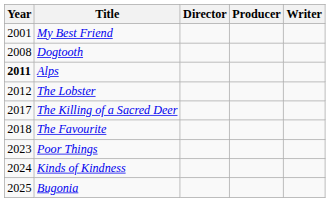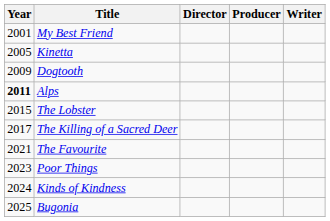+ row: (55, 52)
(19, 52) 2008 -> (19, 71) 2009
(19, 91) 2012 -> (19, 110) 2015
(19, 129) 2018 -> (19, 149) 2021
